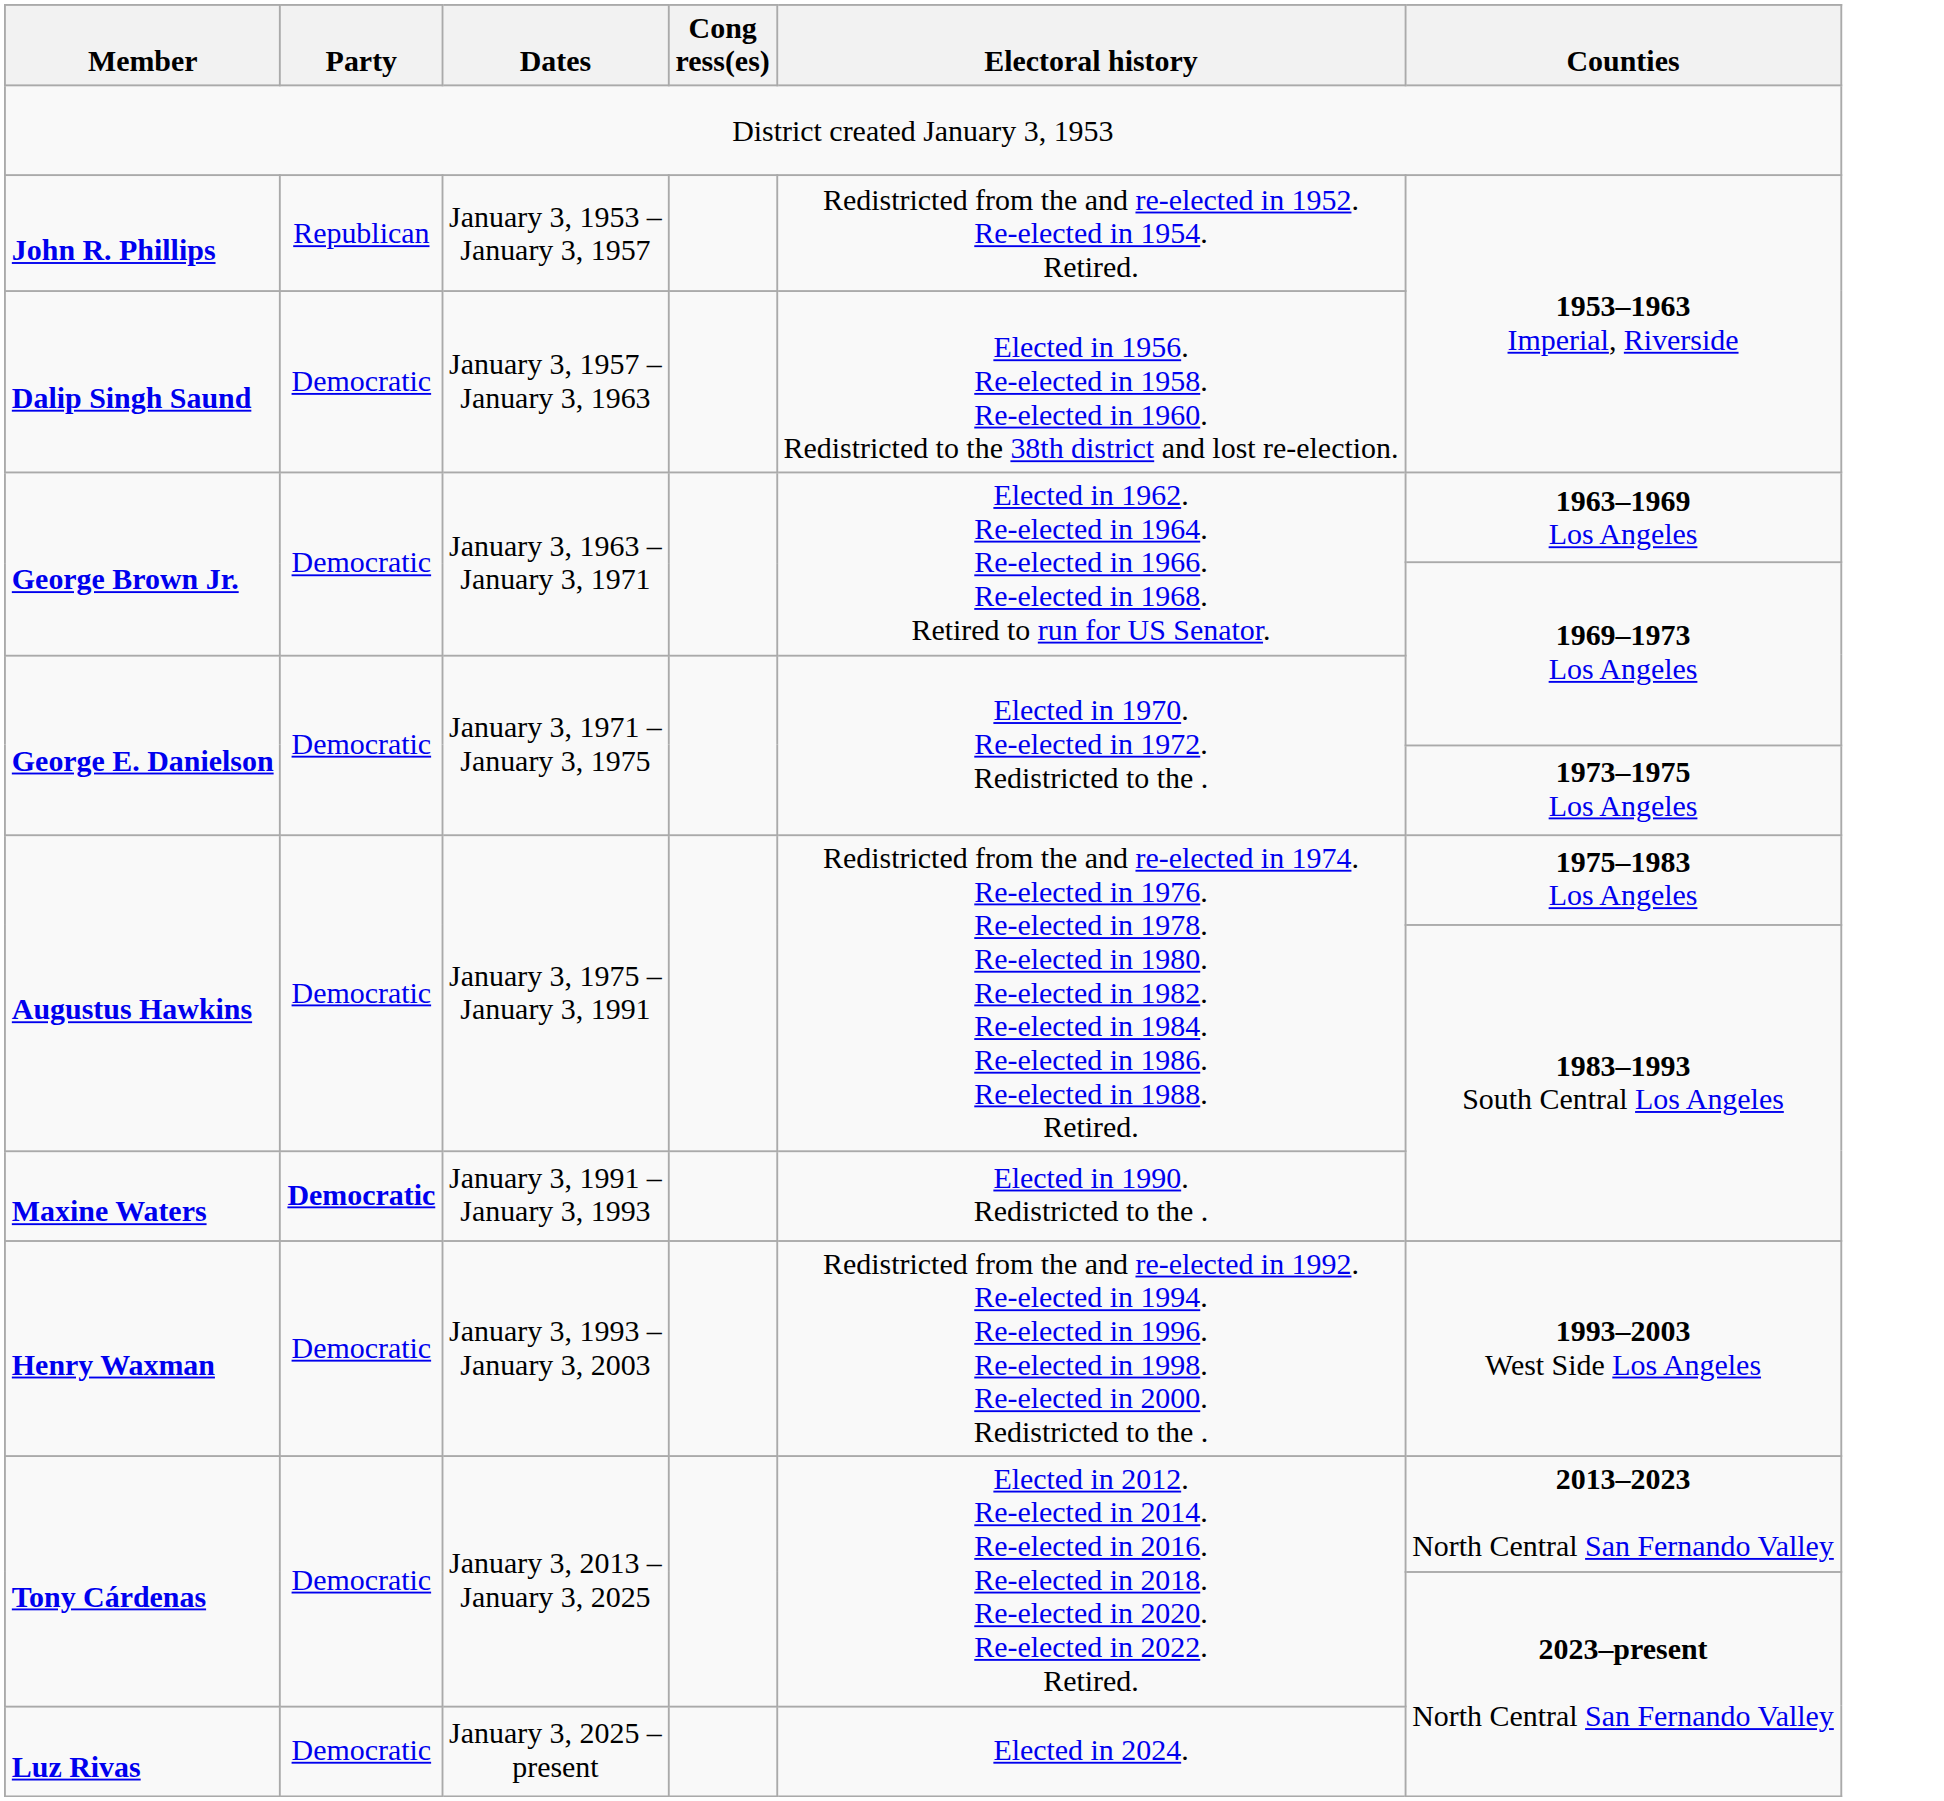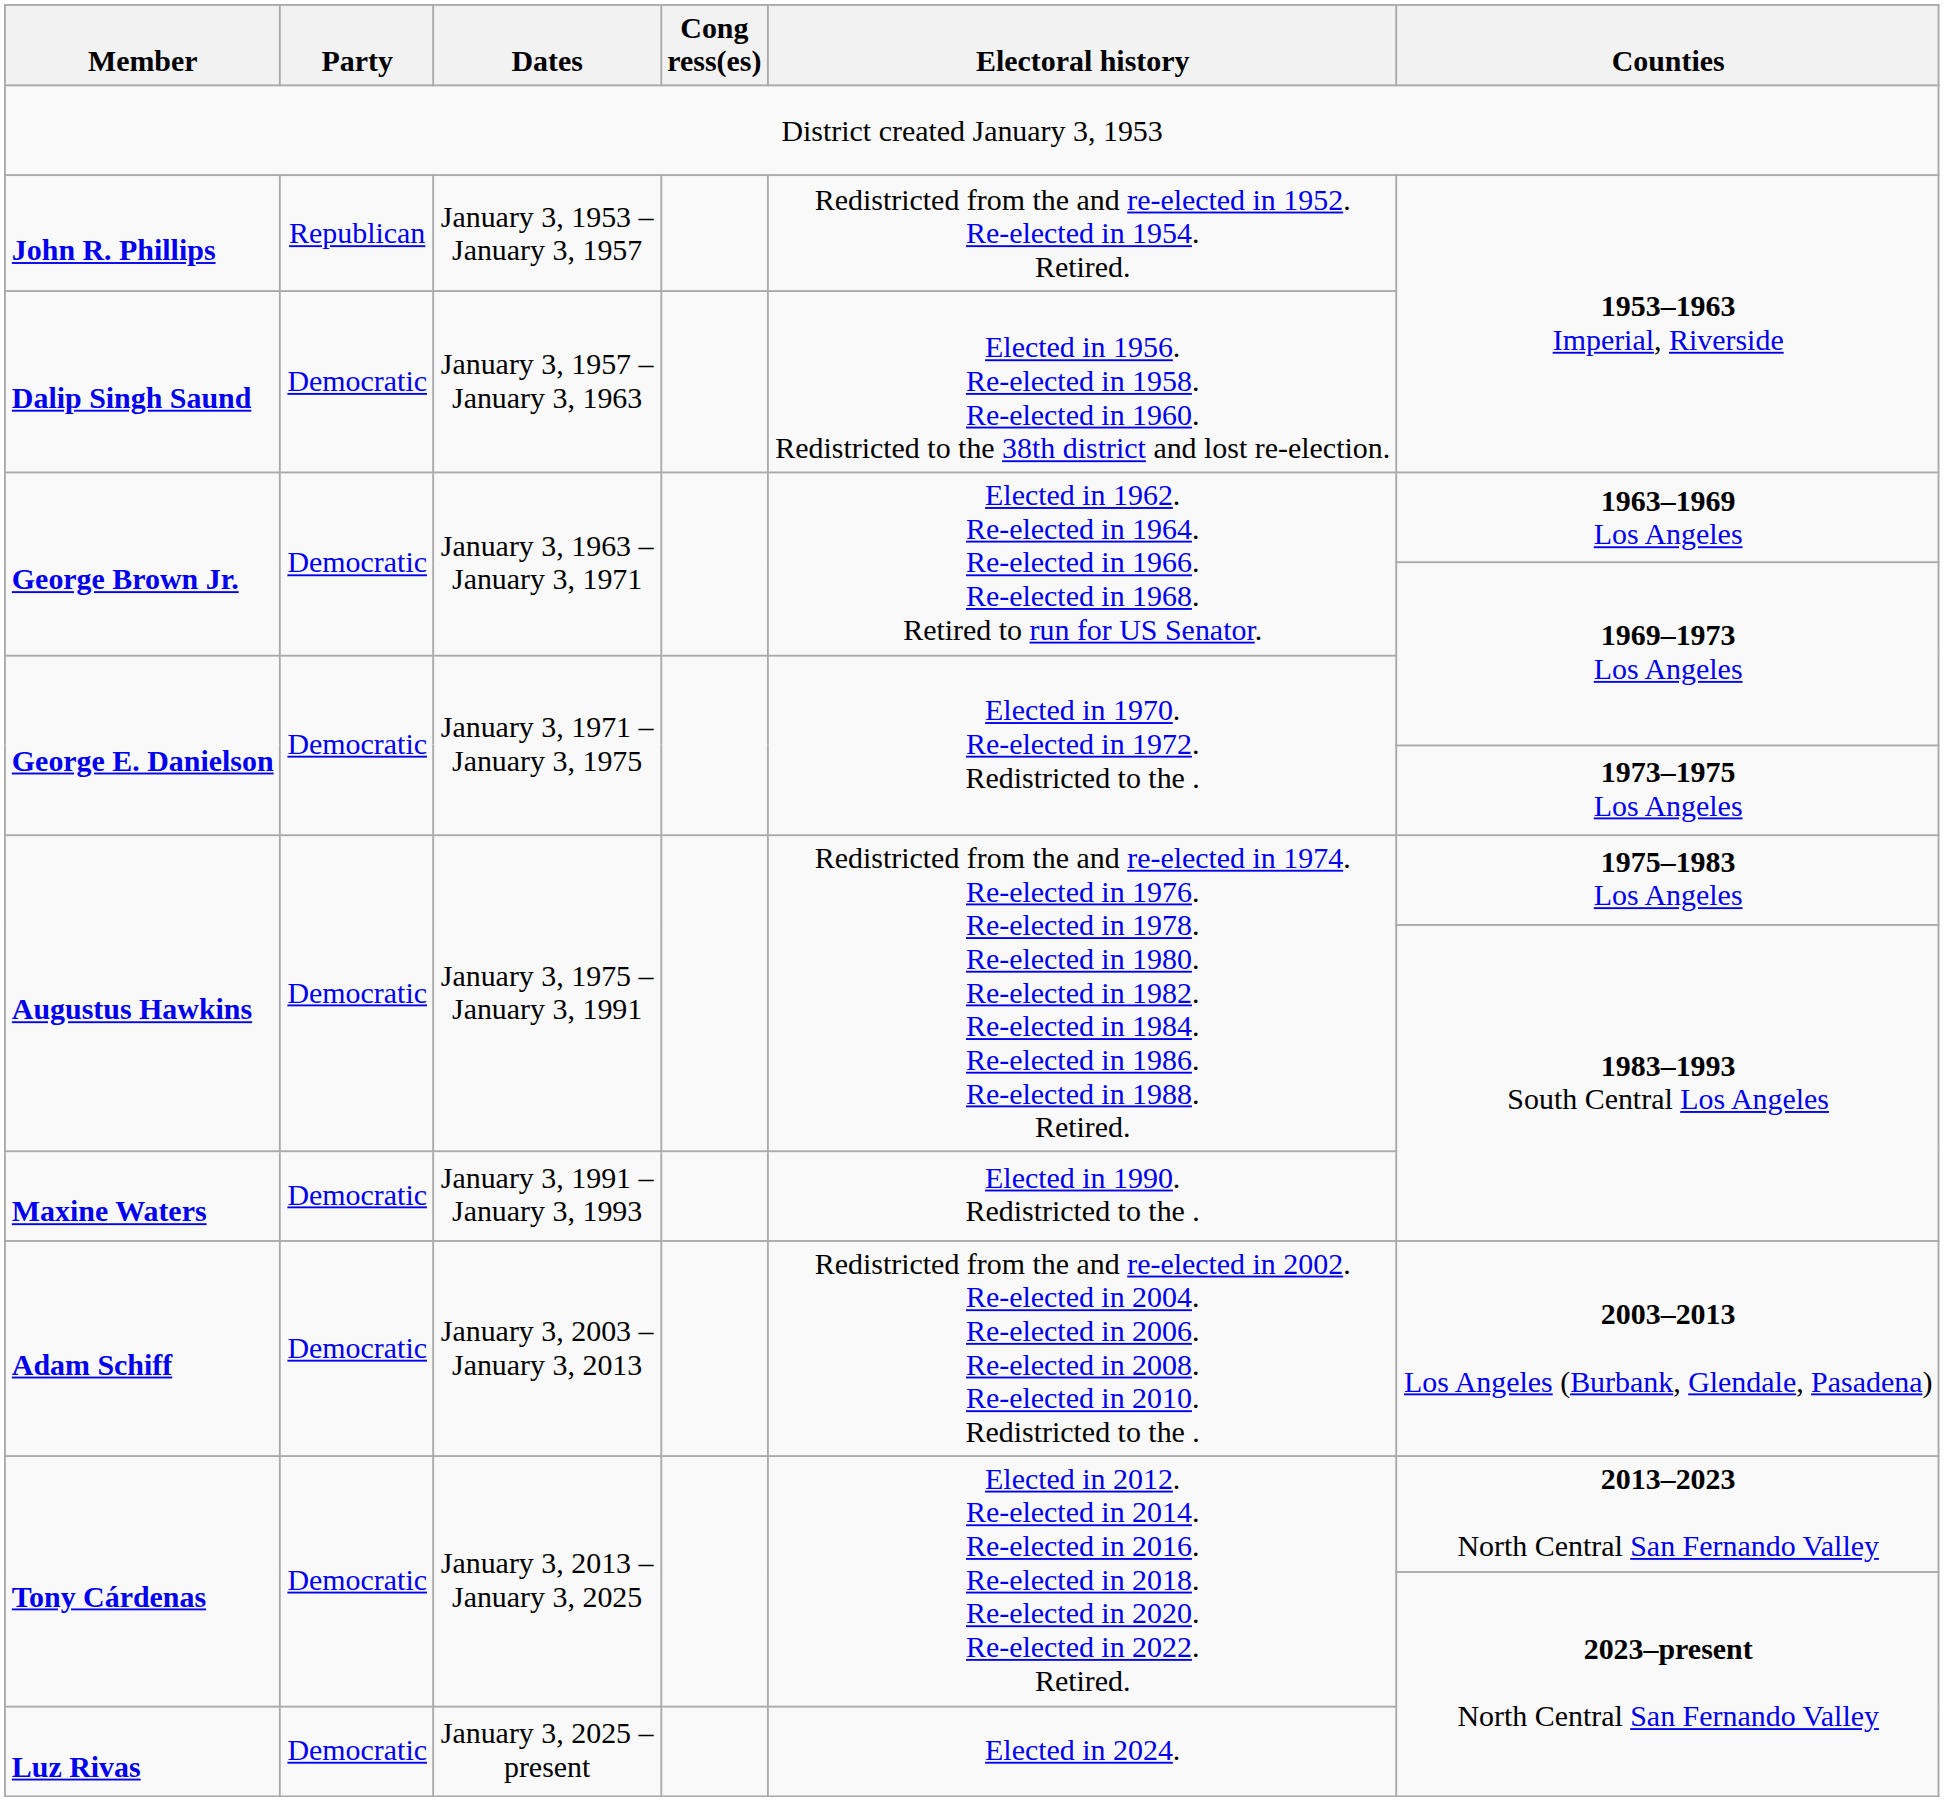(361, 1195) bold -> (357, 1195) normal
- row: (113, 1365)
+ row: (92, 1365)
